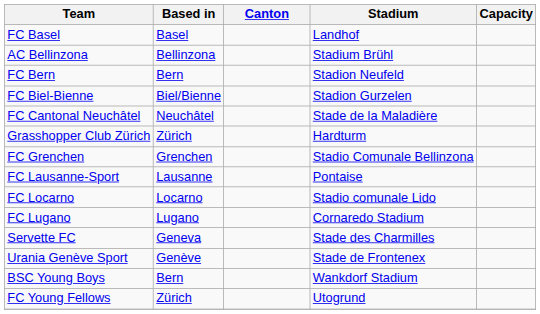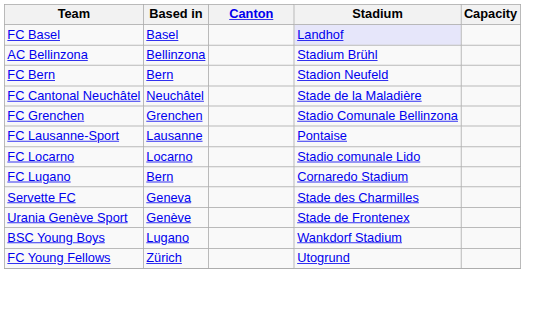(336, 34) no background -> (320, 34) lavender background
- row: (50, 95)
- row: (79, 136)
(178, 217) Lugano -> (160, 177) Bern
(170, 278) Bern -> (168, 237) Lugano
